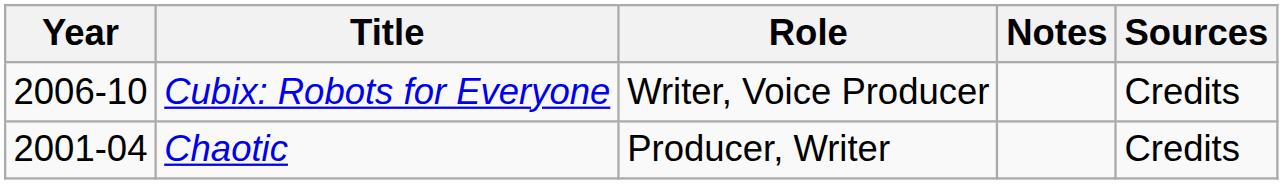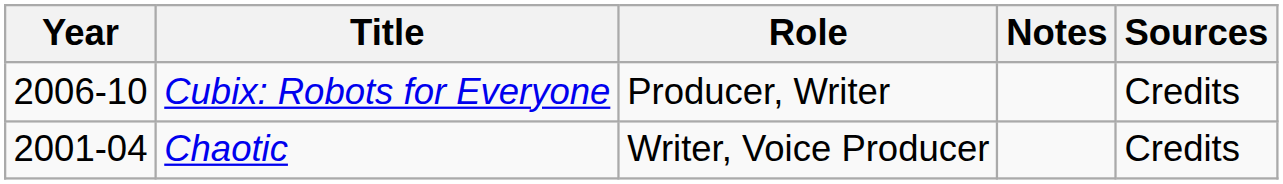(808, 91) Writer, Voice Producer -> (759, 91) Producer, Writer
(759, 149) Producer, Writer -> (808, 149) Writer, Voice Producer
